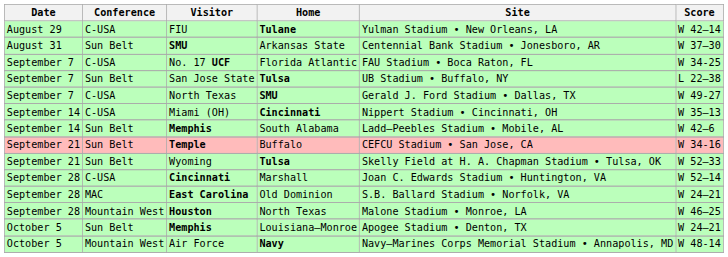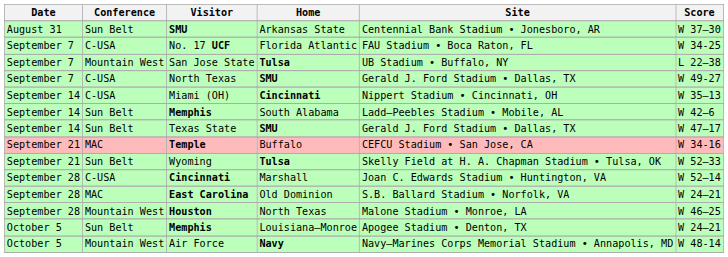- row: (178, 29)
(109, 79) Sun Belt -> (125, 62) Mountain West
+ row: (203, 128)
(109, 145) Sun Belt -> (94, 145) MAC
